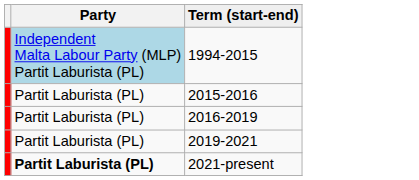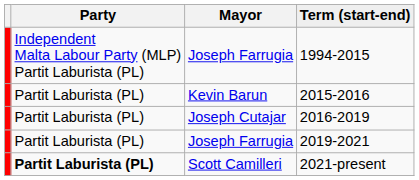+ column: (241, 16)
(98, 55) lightblue background -> (98, 55) no background
